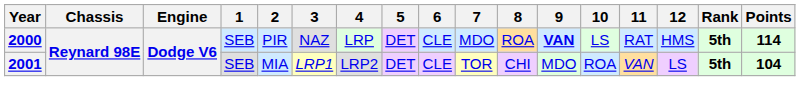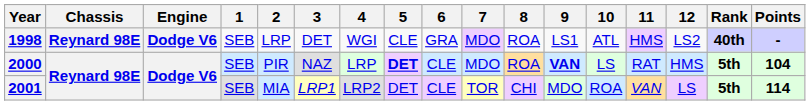+ row: (25, 40)
(400, 40) normal -> (403, 64) bold
(769, 40) 114 -> (778, 64) 104
(769, 64) 104 -> (778, 87) 114
